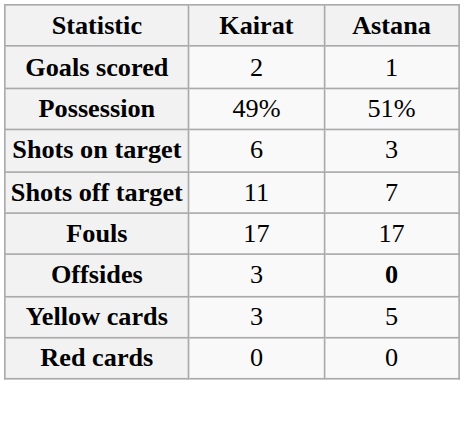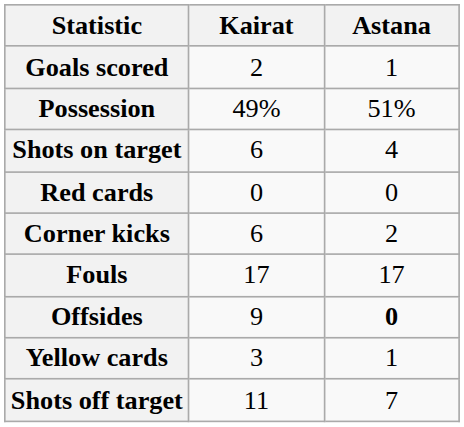(392, 150) 3 -> (392, 150) 4
rows swapped: (97, 191) <-> (97, 358)
+ row: (97, 233)
(256, 274) 3 -> (256, 316) 9
(392, 316) 5 -> (392, 358) 1
